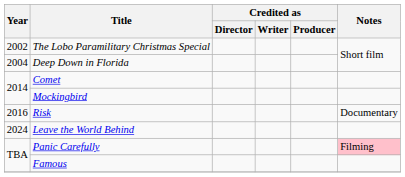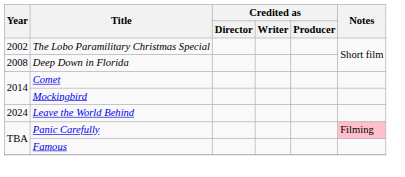(17, 63) 2004 -> (17, 63) 2008
- row: (42, 113)
